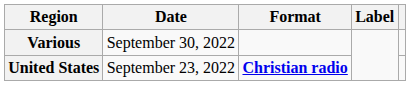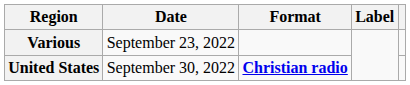(171, 42) September 30, 2022 -> (171, 42) September 23, 2022
(171, 67) September 23, 2022 -> (171, 67) September 30, 2022
